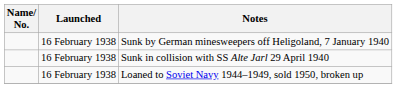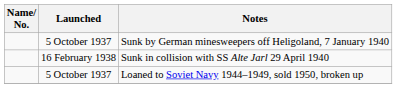(79, 41) 16 February 1938 -> (78, 41) 5 October 1937
(79, 74) 16 February 1938 -> (78, 74) 5 October 1937
